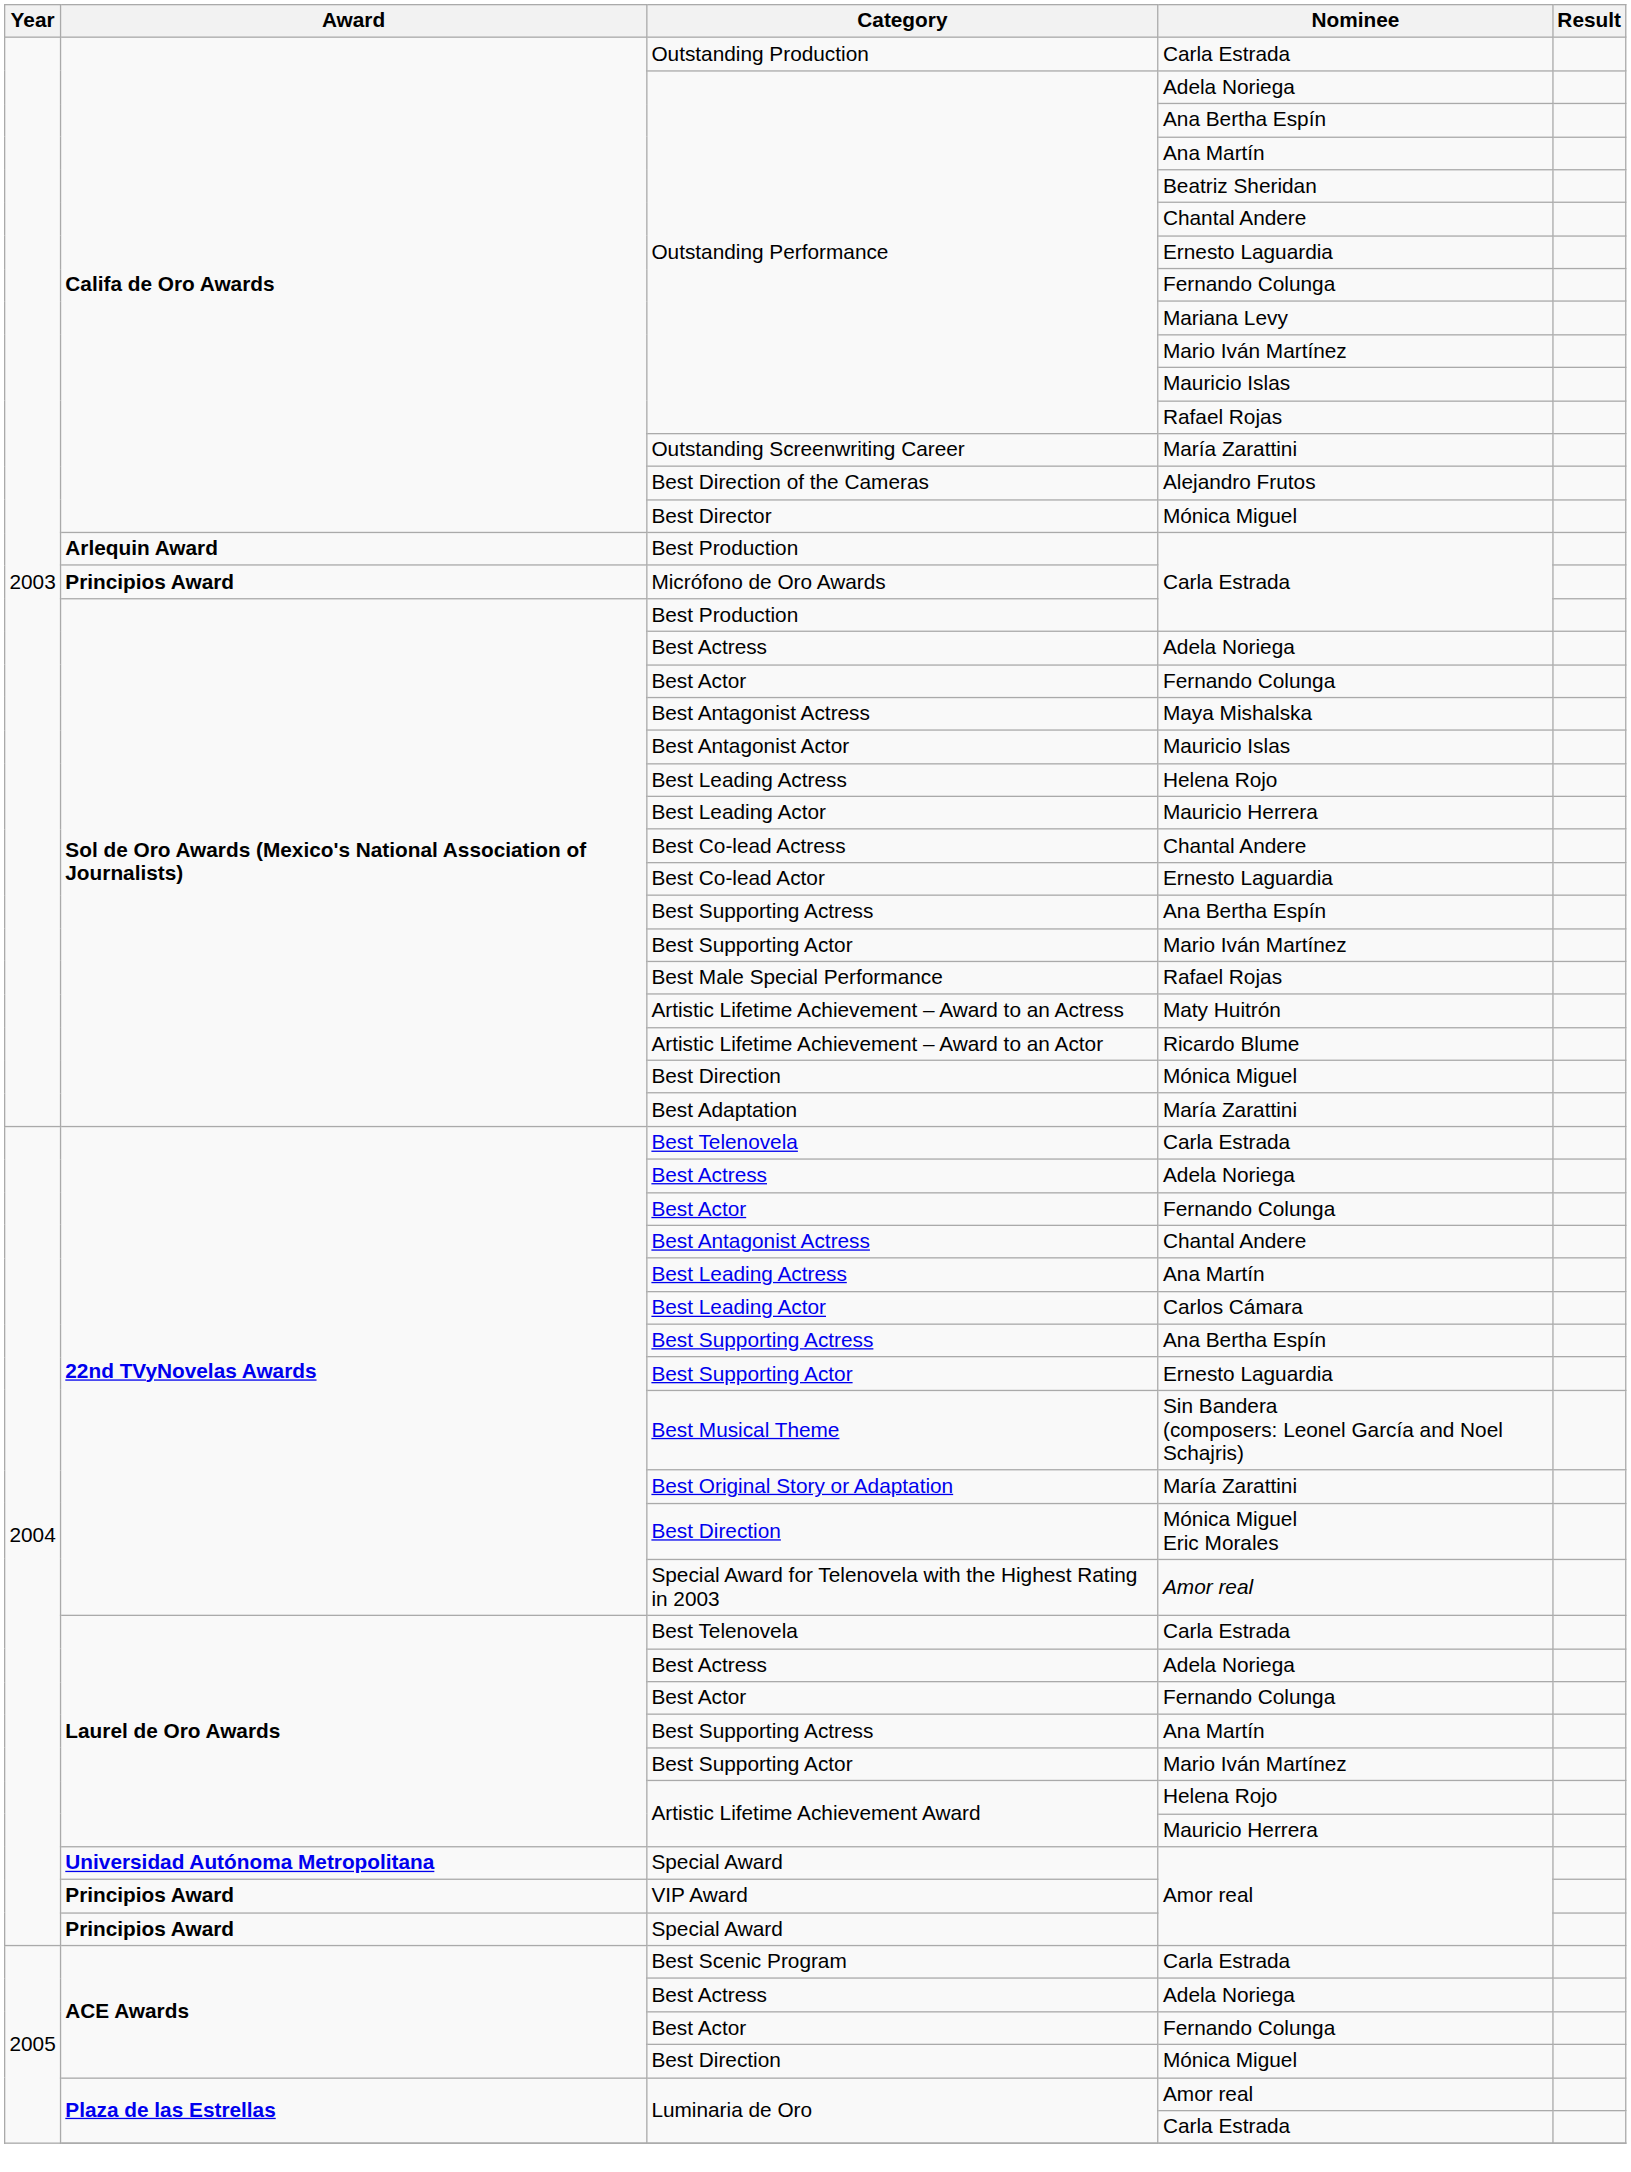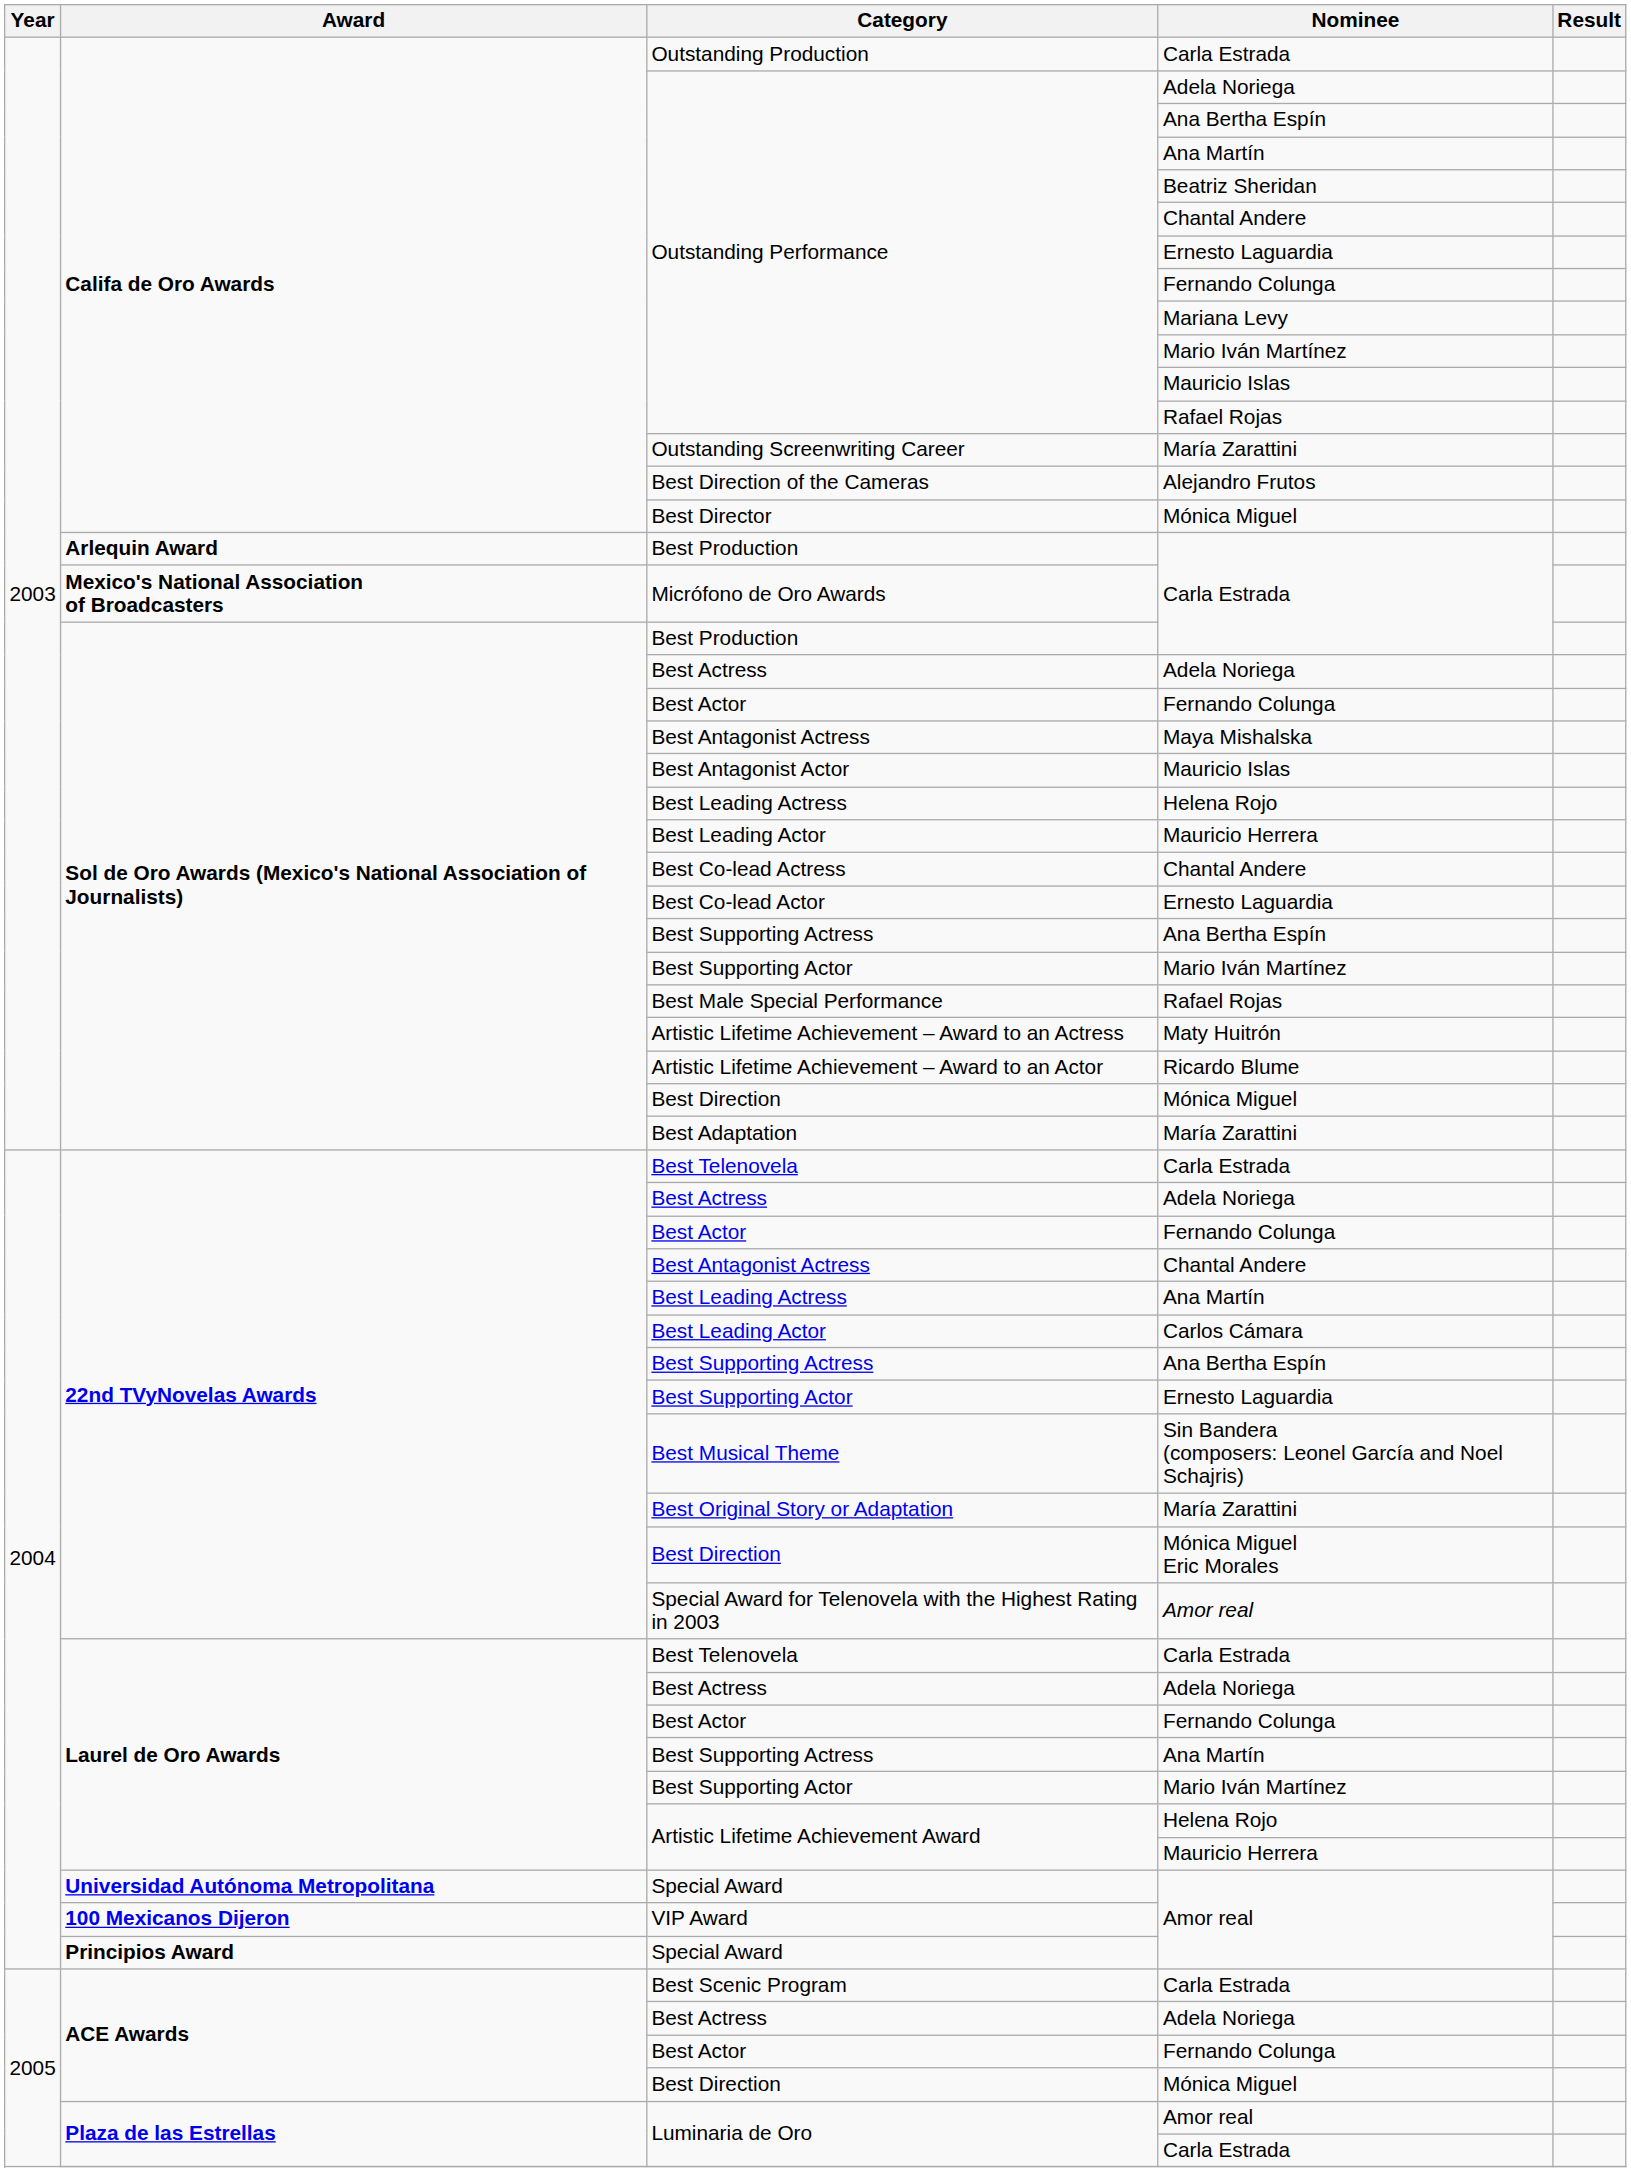(150, 581) Principios Award -> (214, 593) Mexico's National Association of Broadcasters
(150, 1895) Principios Award -> (177, 1919) 100 Mexicanos Dijeron
